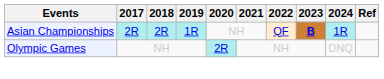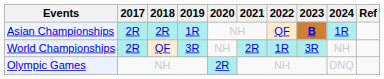+ row: (61, 49)
